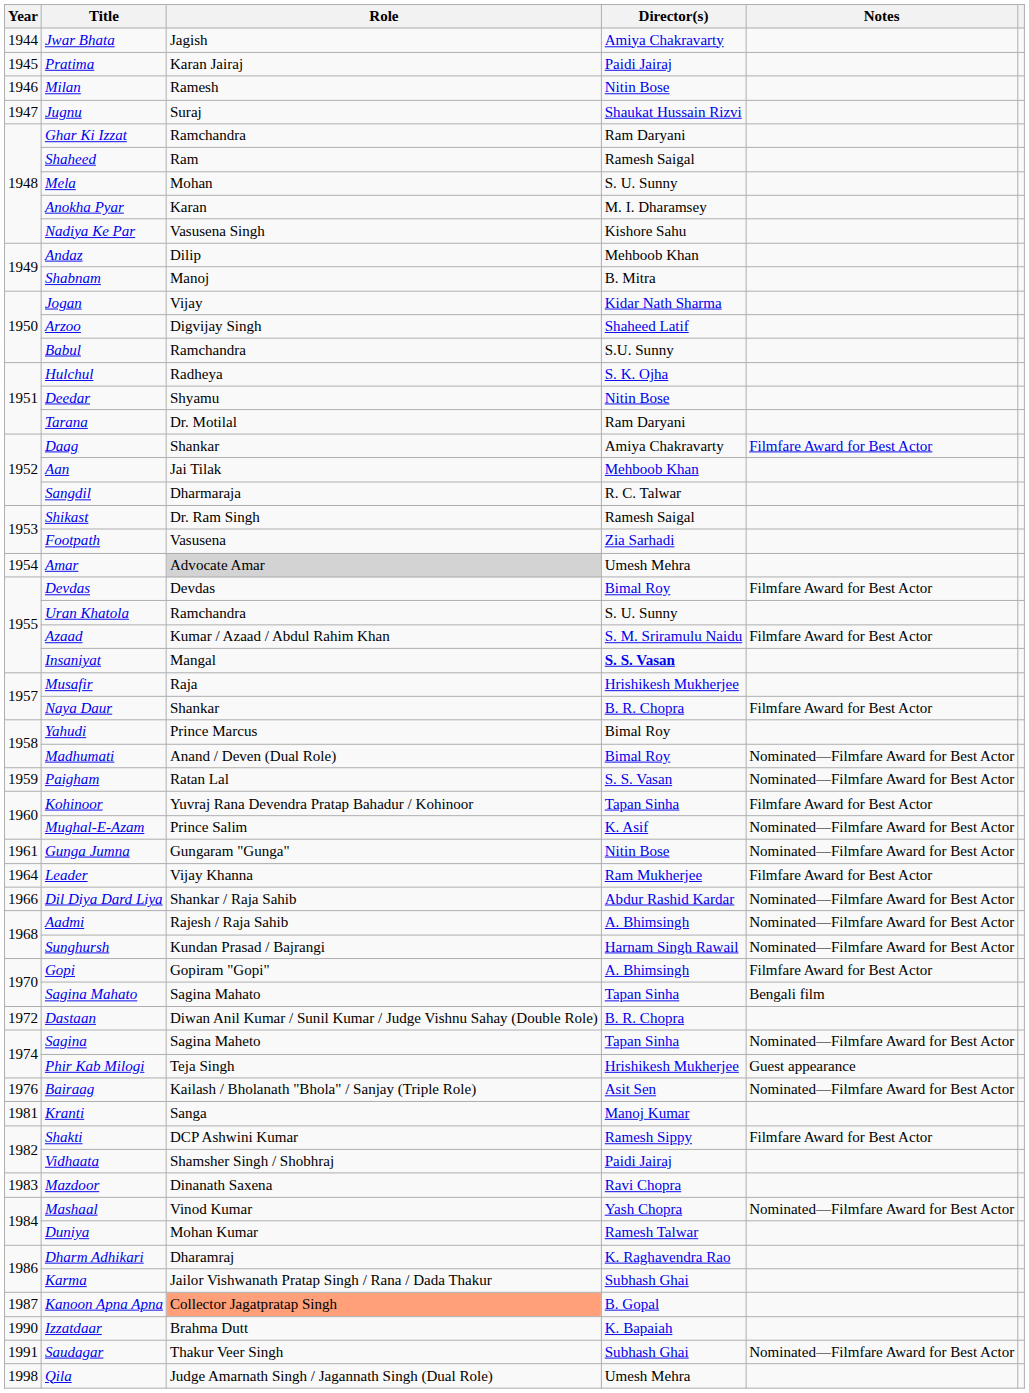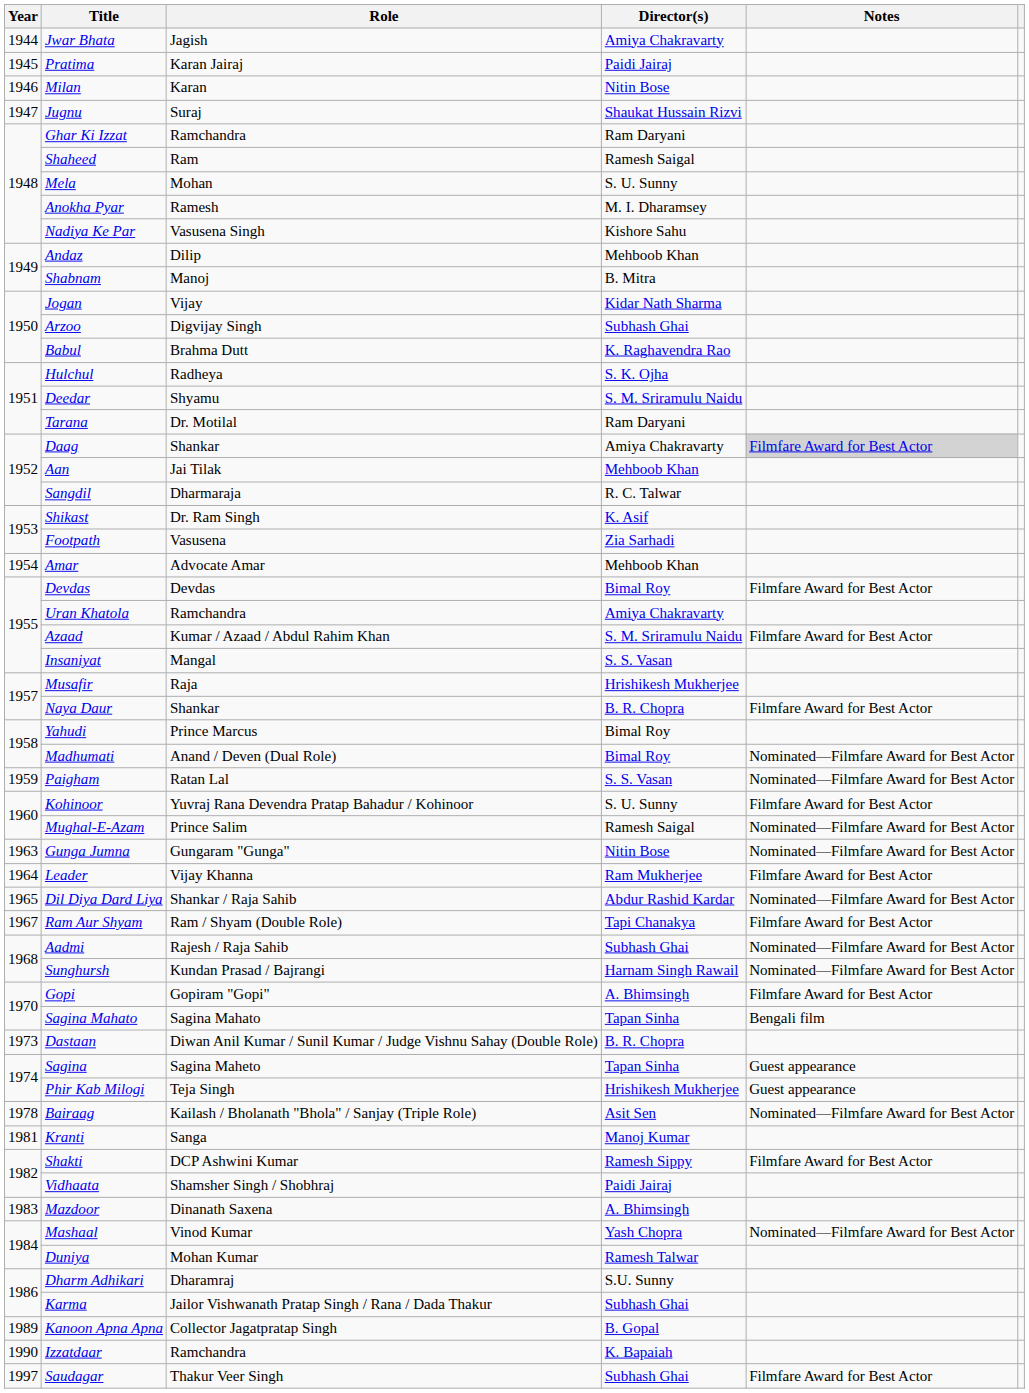(194, 87) Ramesh -> (188, 87) Karan
(188, 207) Karan -> (194, 207) Ramesh
(647, 326) Shaheed Latif -> (647, 326) Subhash Ghai
(208, 350) Ramchandra -> (209, 350) Brahma Dutt
(639, 350) S.U. Sunny -> (668, 350) K. Raghavendra Rao
(637, 398) Nitin Bose -> (673, 398) S. M. Sriramulu Naidu
(841, 445) no background -> (841, 445) lightgrey background
(650, 517) Ramesh Saigal -> (626, 517) K. Asif
(217, 565) lightgrey background -> (217, 565) no background
(648, 565) Umesh Mehra -> (652, 565) Mehboob Khan
(641, 612) S. U. Sunny -> (664, 612) Amiya Chakravarty
(640, 660) bold -> (638, 660) normal
(642, 803) Tapan Sinha -> (641, 803) S. U. Sunny
(626, 827) K. Asif -> (650, 827) Ramesh Saigal
(23, 851) 1961 -> (23, 851) 1963
(23, 898) 1966 -> (23, 898) 1965
+ row: (94, 922)
(647, 922) A. Bhimsingh -> (647, 946) Subhash Ghai
(23, 1018) 1972 -> (23, 1042) 1973
(882, 1042) Nominated—Filmfare Award for Best Actor -> (802, 1065) Guest appearance
(23, 1089) 1976 -> (23, 1113) 1978
(643, 1185) Ravi Chopra -> (647, 1209) A. Bhimsingh
(668, 1256) K. Raghavendra Rao -> (639, 1280) S.U. Sunny
(23, 1304) 1987 -> (23, 1328) 1989
(254, 1304) lightsalmon background -> (254, 1328) no background
(209, 1328) Brahma Dutt -> (208, 1352) Ramchandra
(23, 1352) 1991 -> (23, 1376) 1997
(882, 1352) Nominated—Filmfare Award for Best Actor -> (841, 1376) Filmfare Award for Best Actor
- row: (58, 1376)
